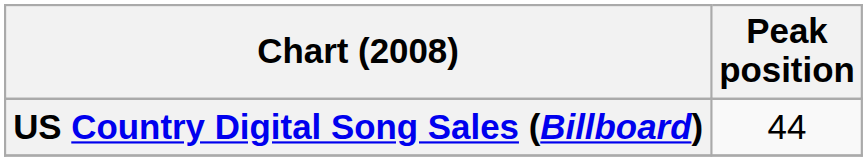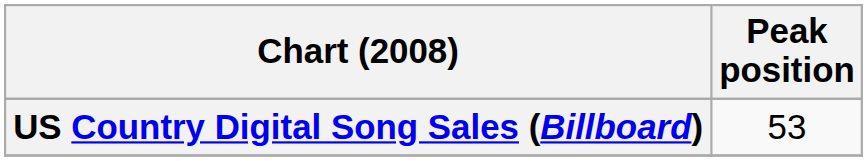(787, 126) 44 -> (787, 126) 53
